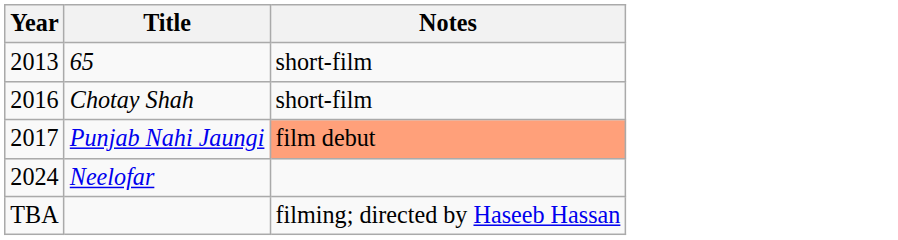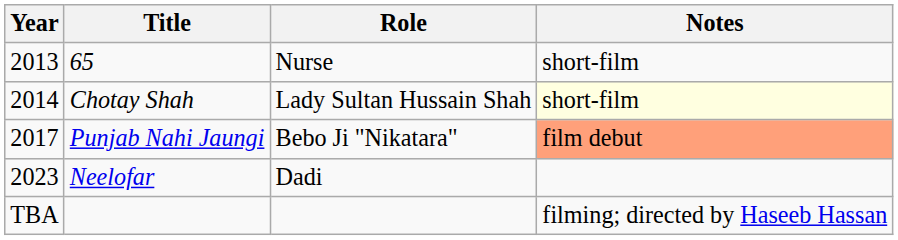+ column: (403, 23)
(34, 100) 2016 -> (34, 100) 2014
(324, 100) no background -> (591, 100) lightyellow background
(34, 176) 2024 -> (34, 176) 2023
